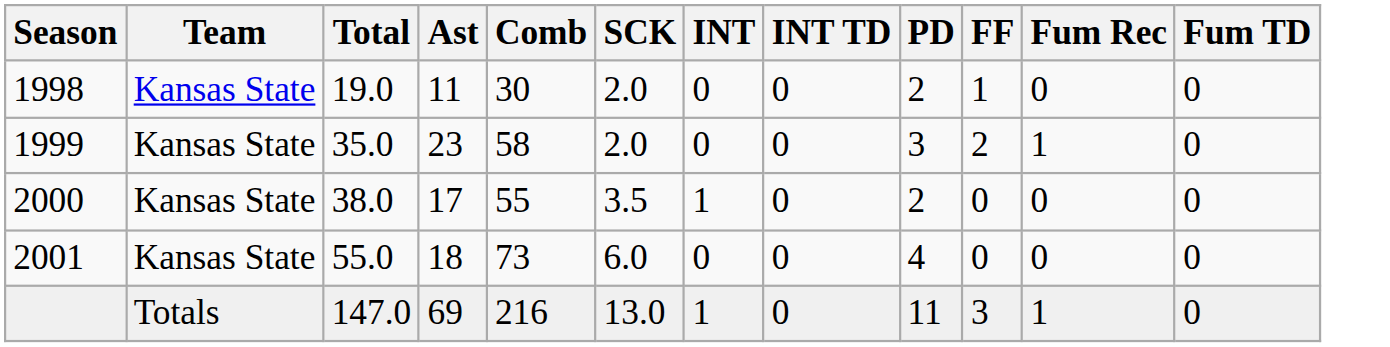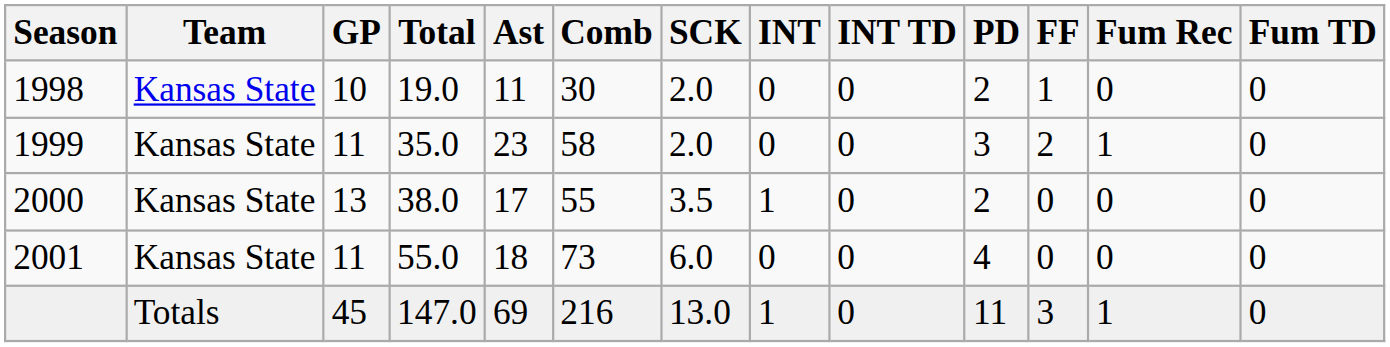+ column: (356, 32)
